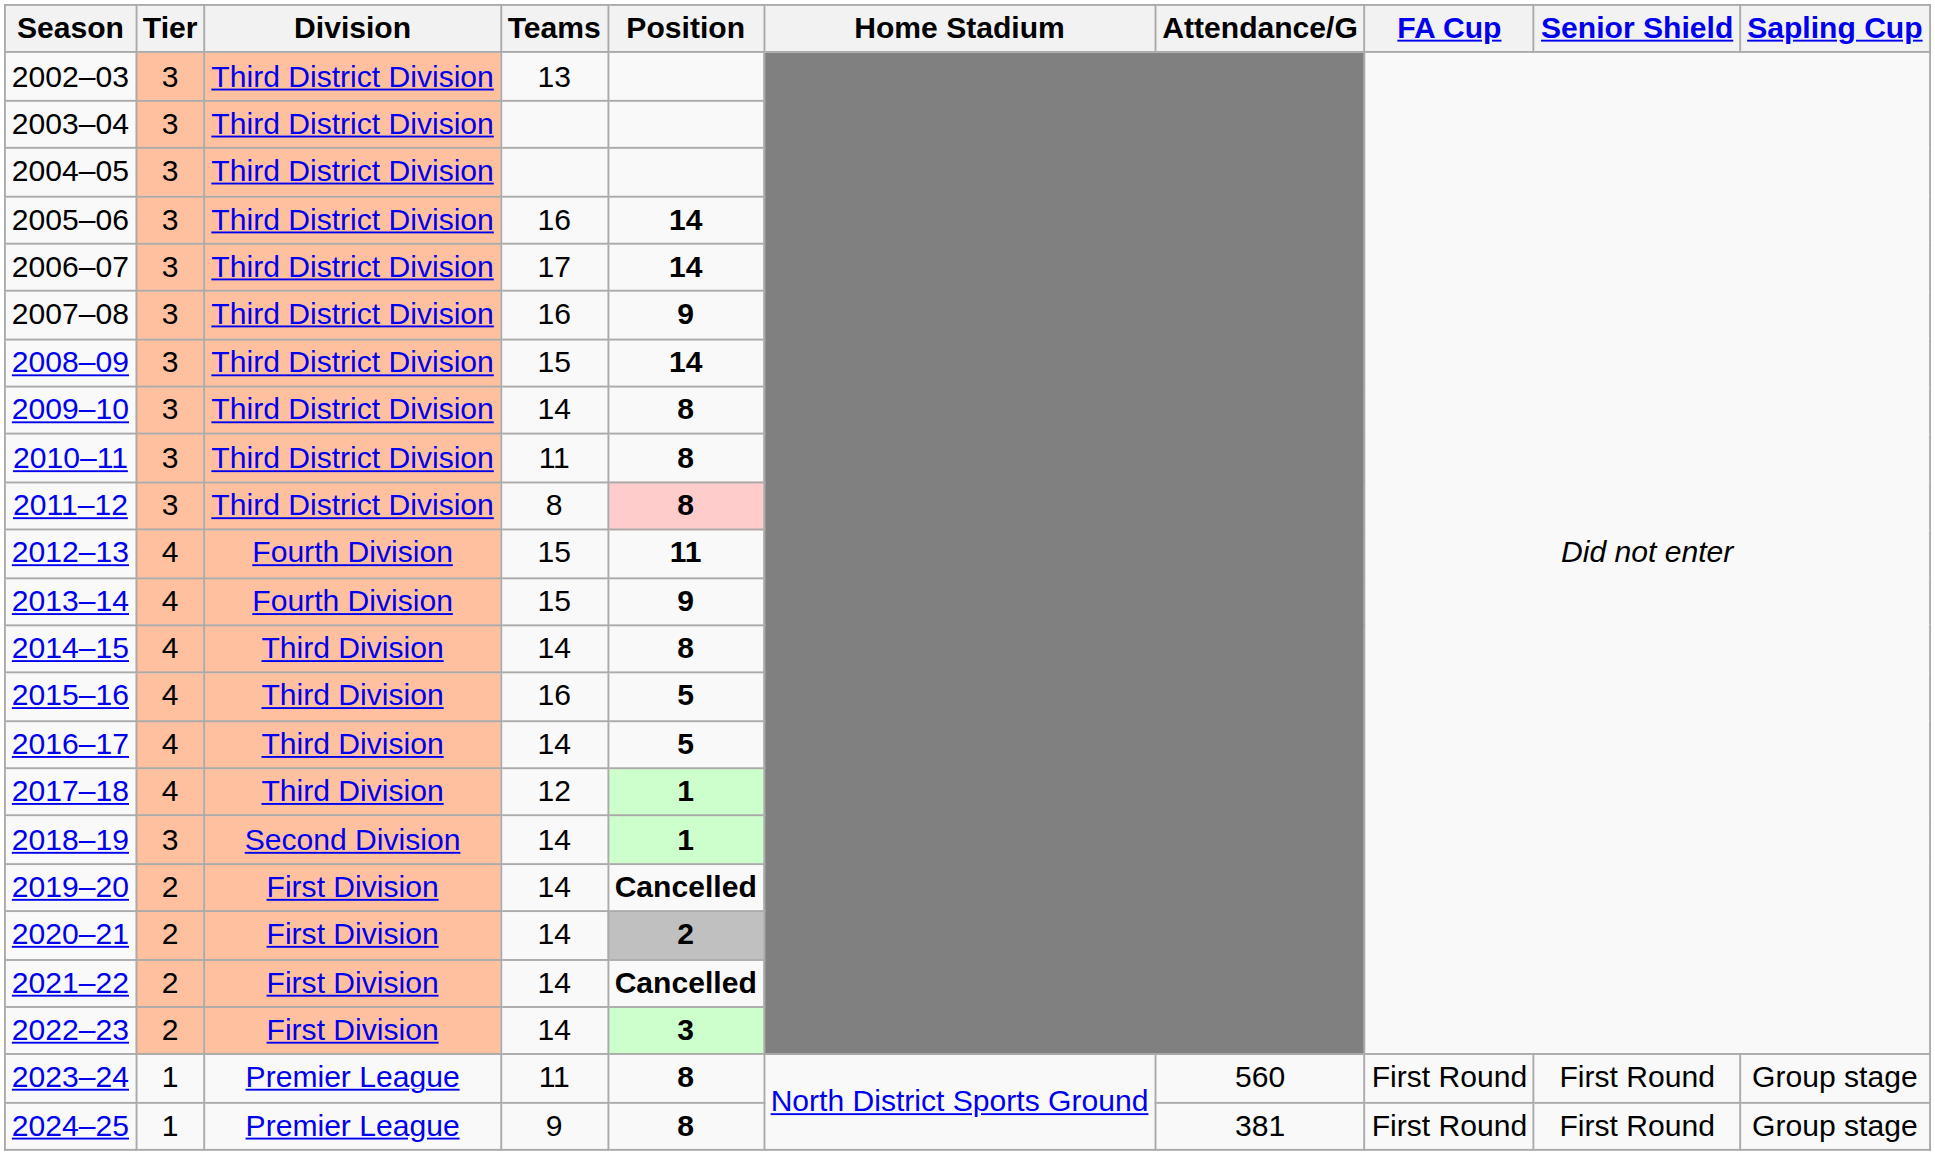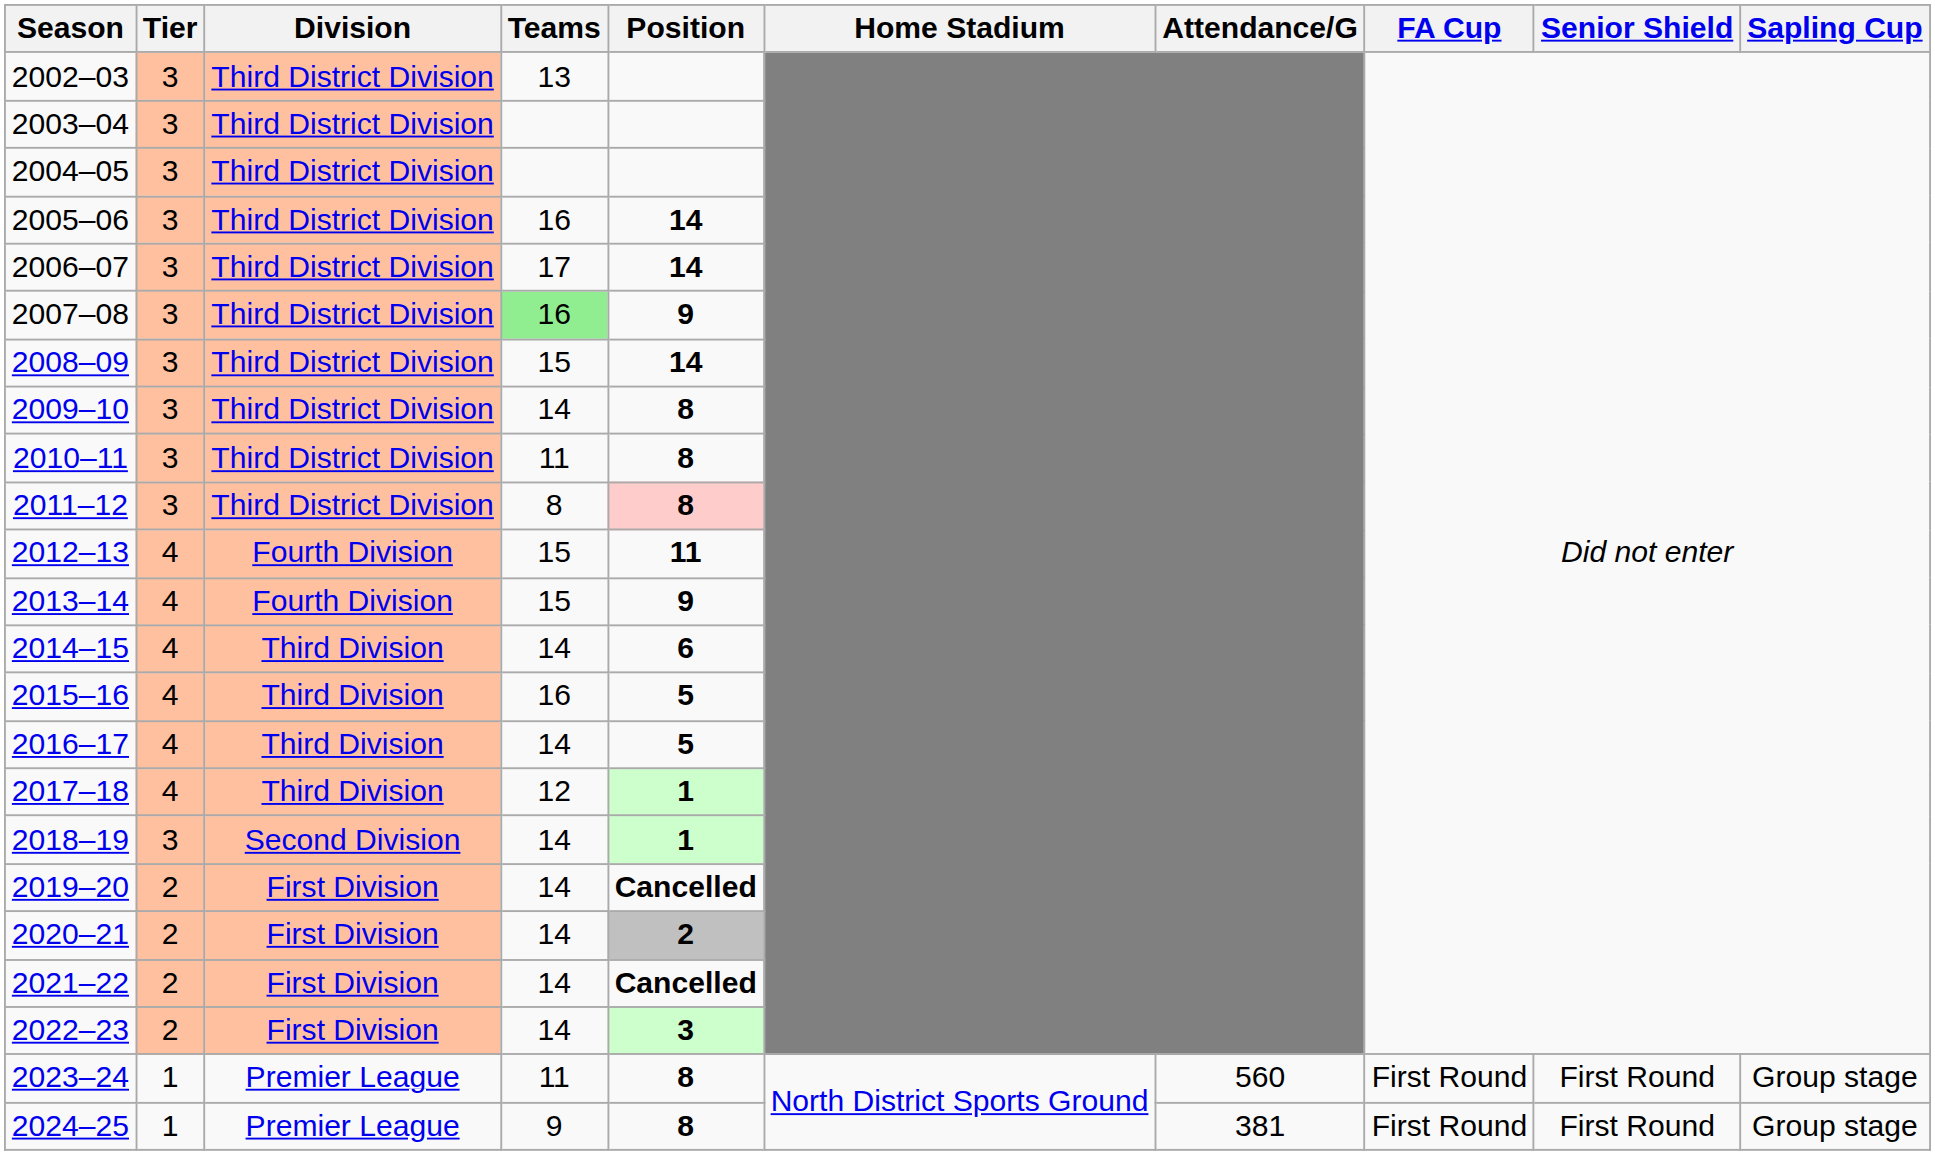(554, 314) no background -> (554, 314) lightgreen background
(686, 648) 8 -> (686, 648) 6
